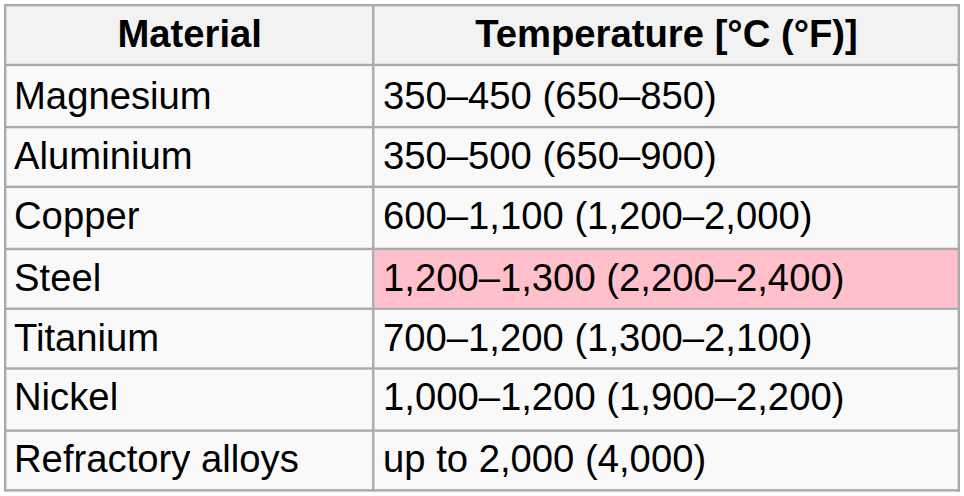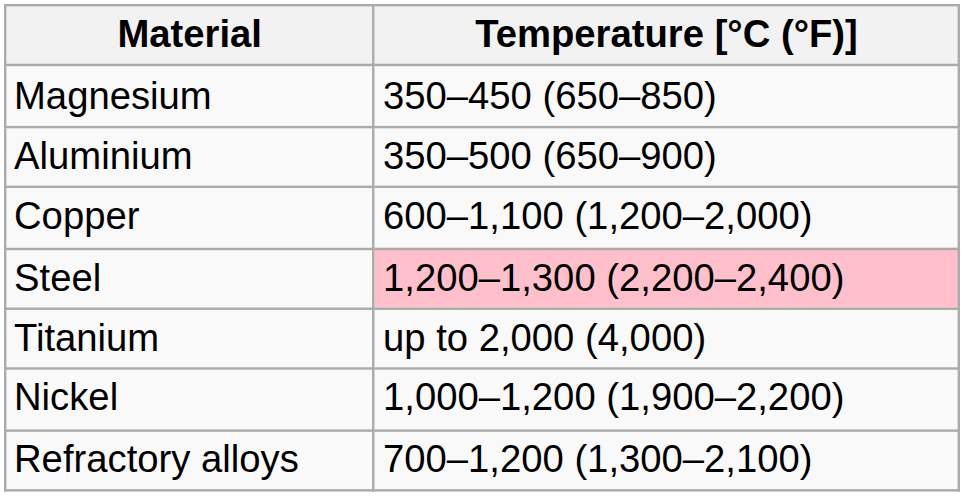(598, 338) 700–1,200 (1,300–2,100) -> (545, 338) up to 2,000 (4,000)
(545, 459) up to 2,000 (4,000) -> (598, 459) 700–1,200 (1,300–2,100)
